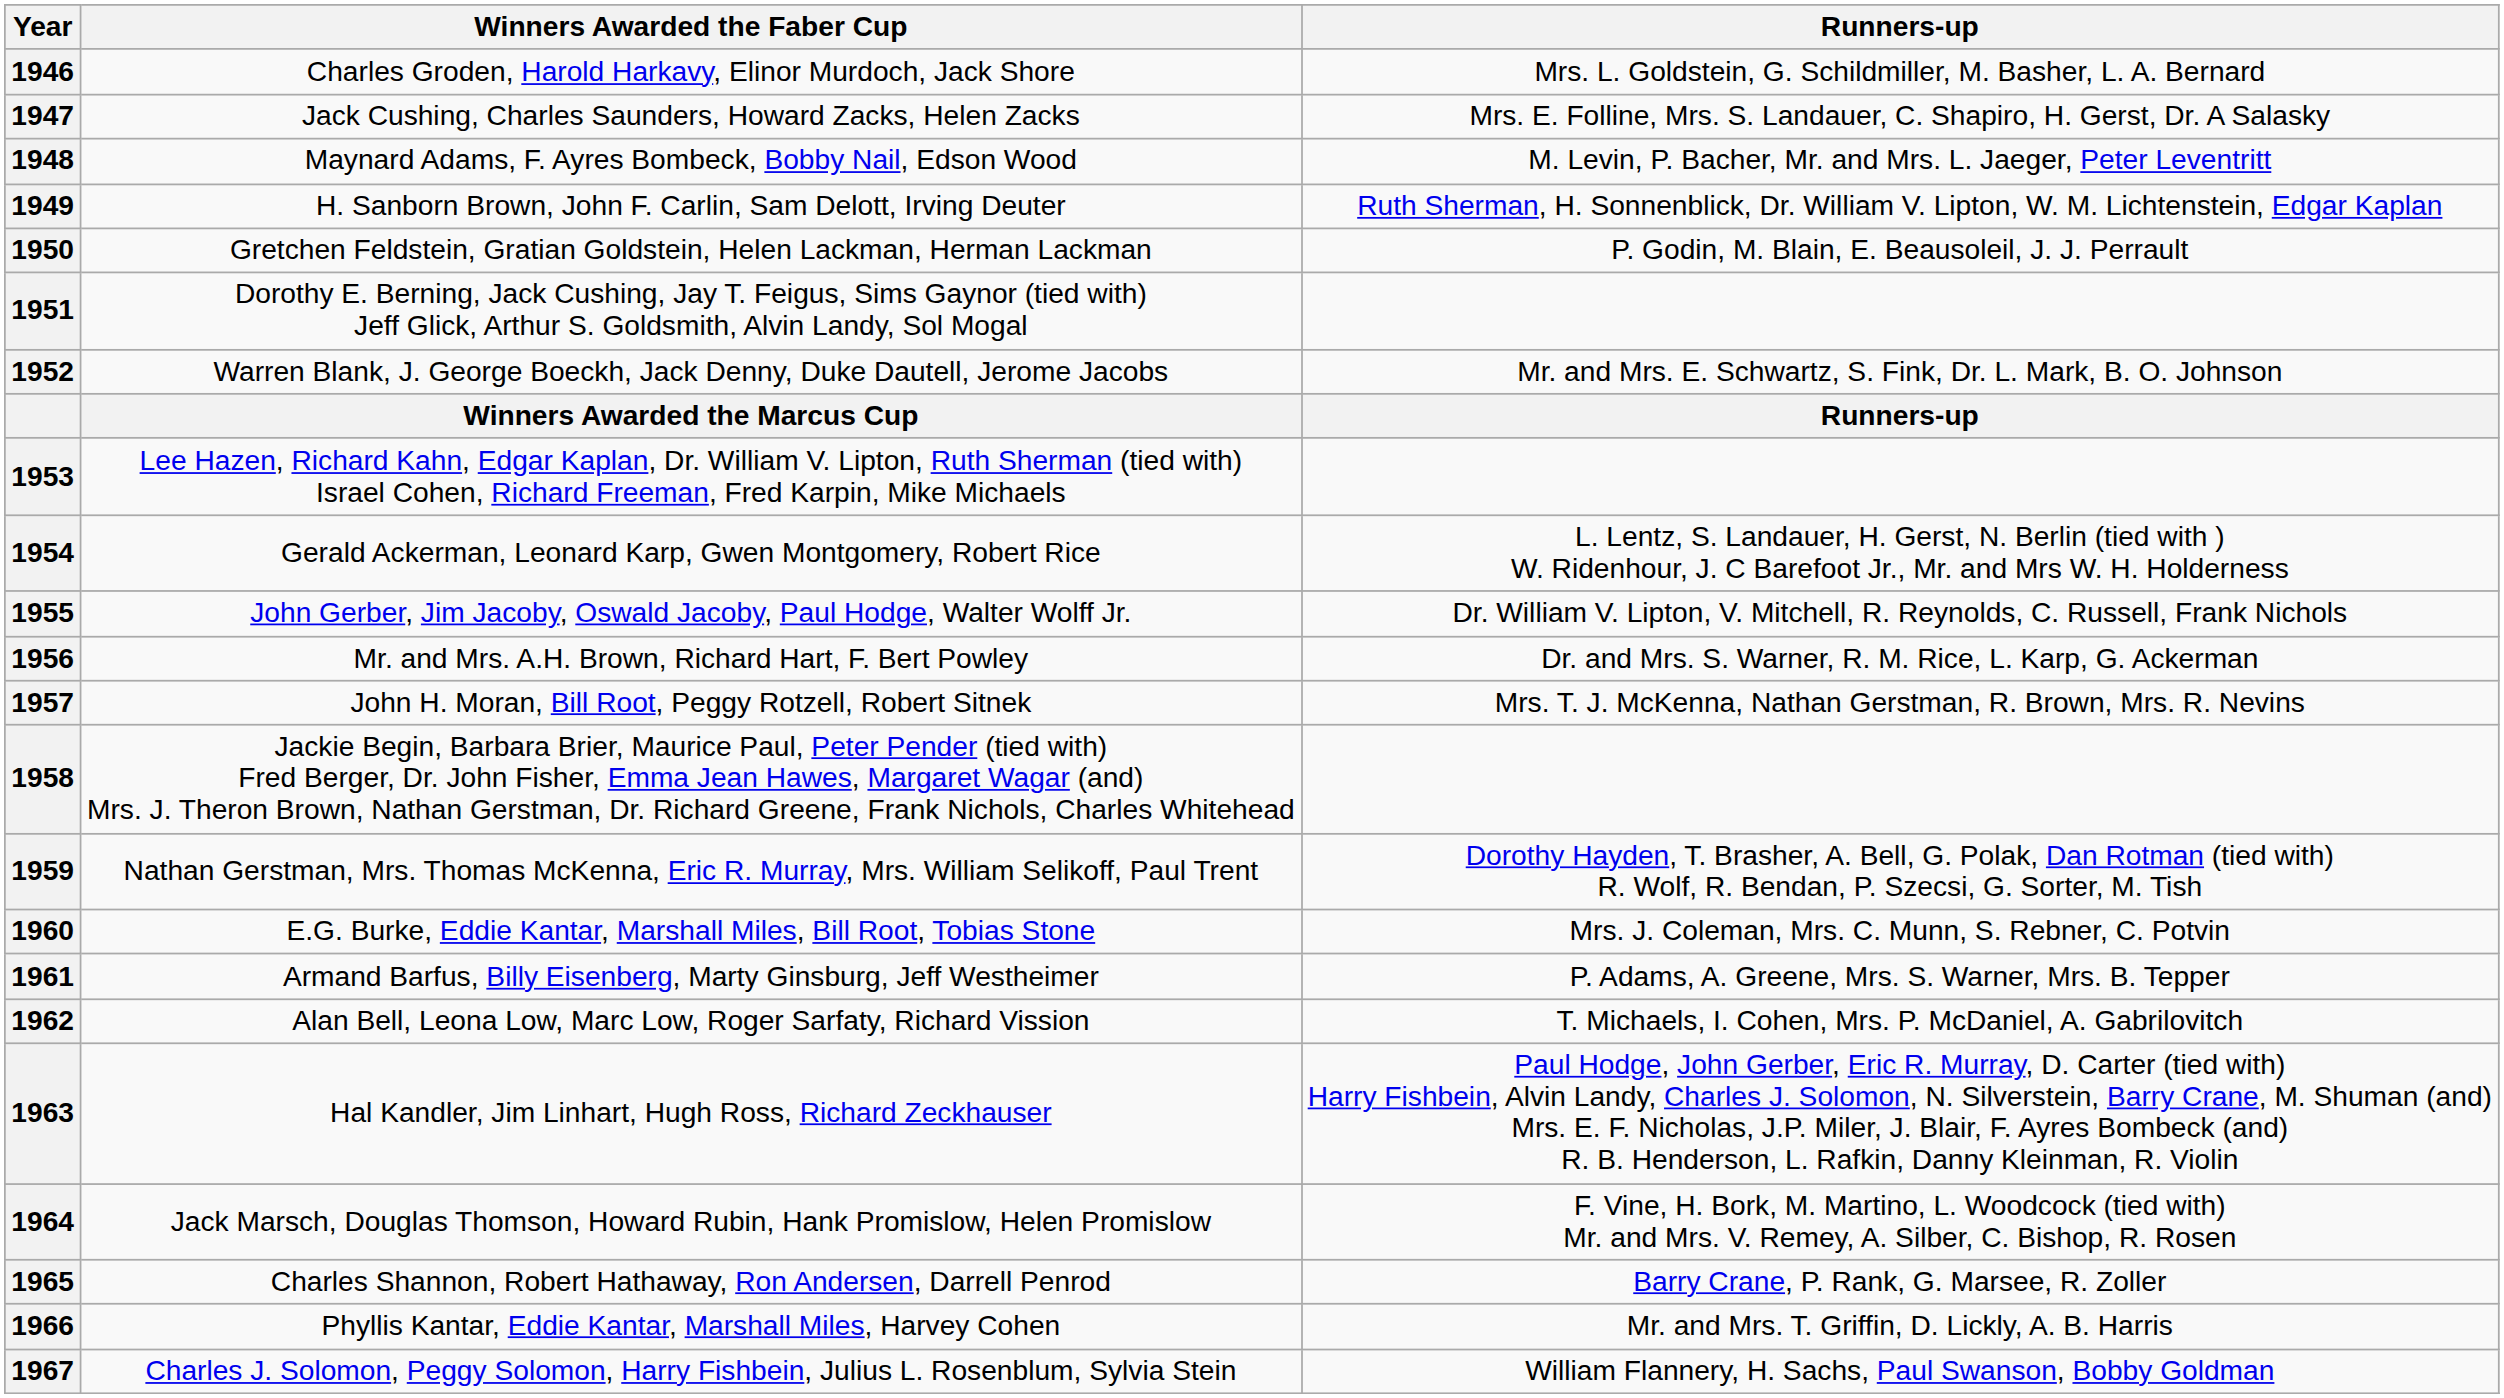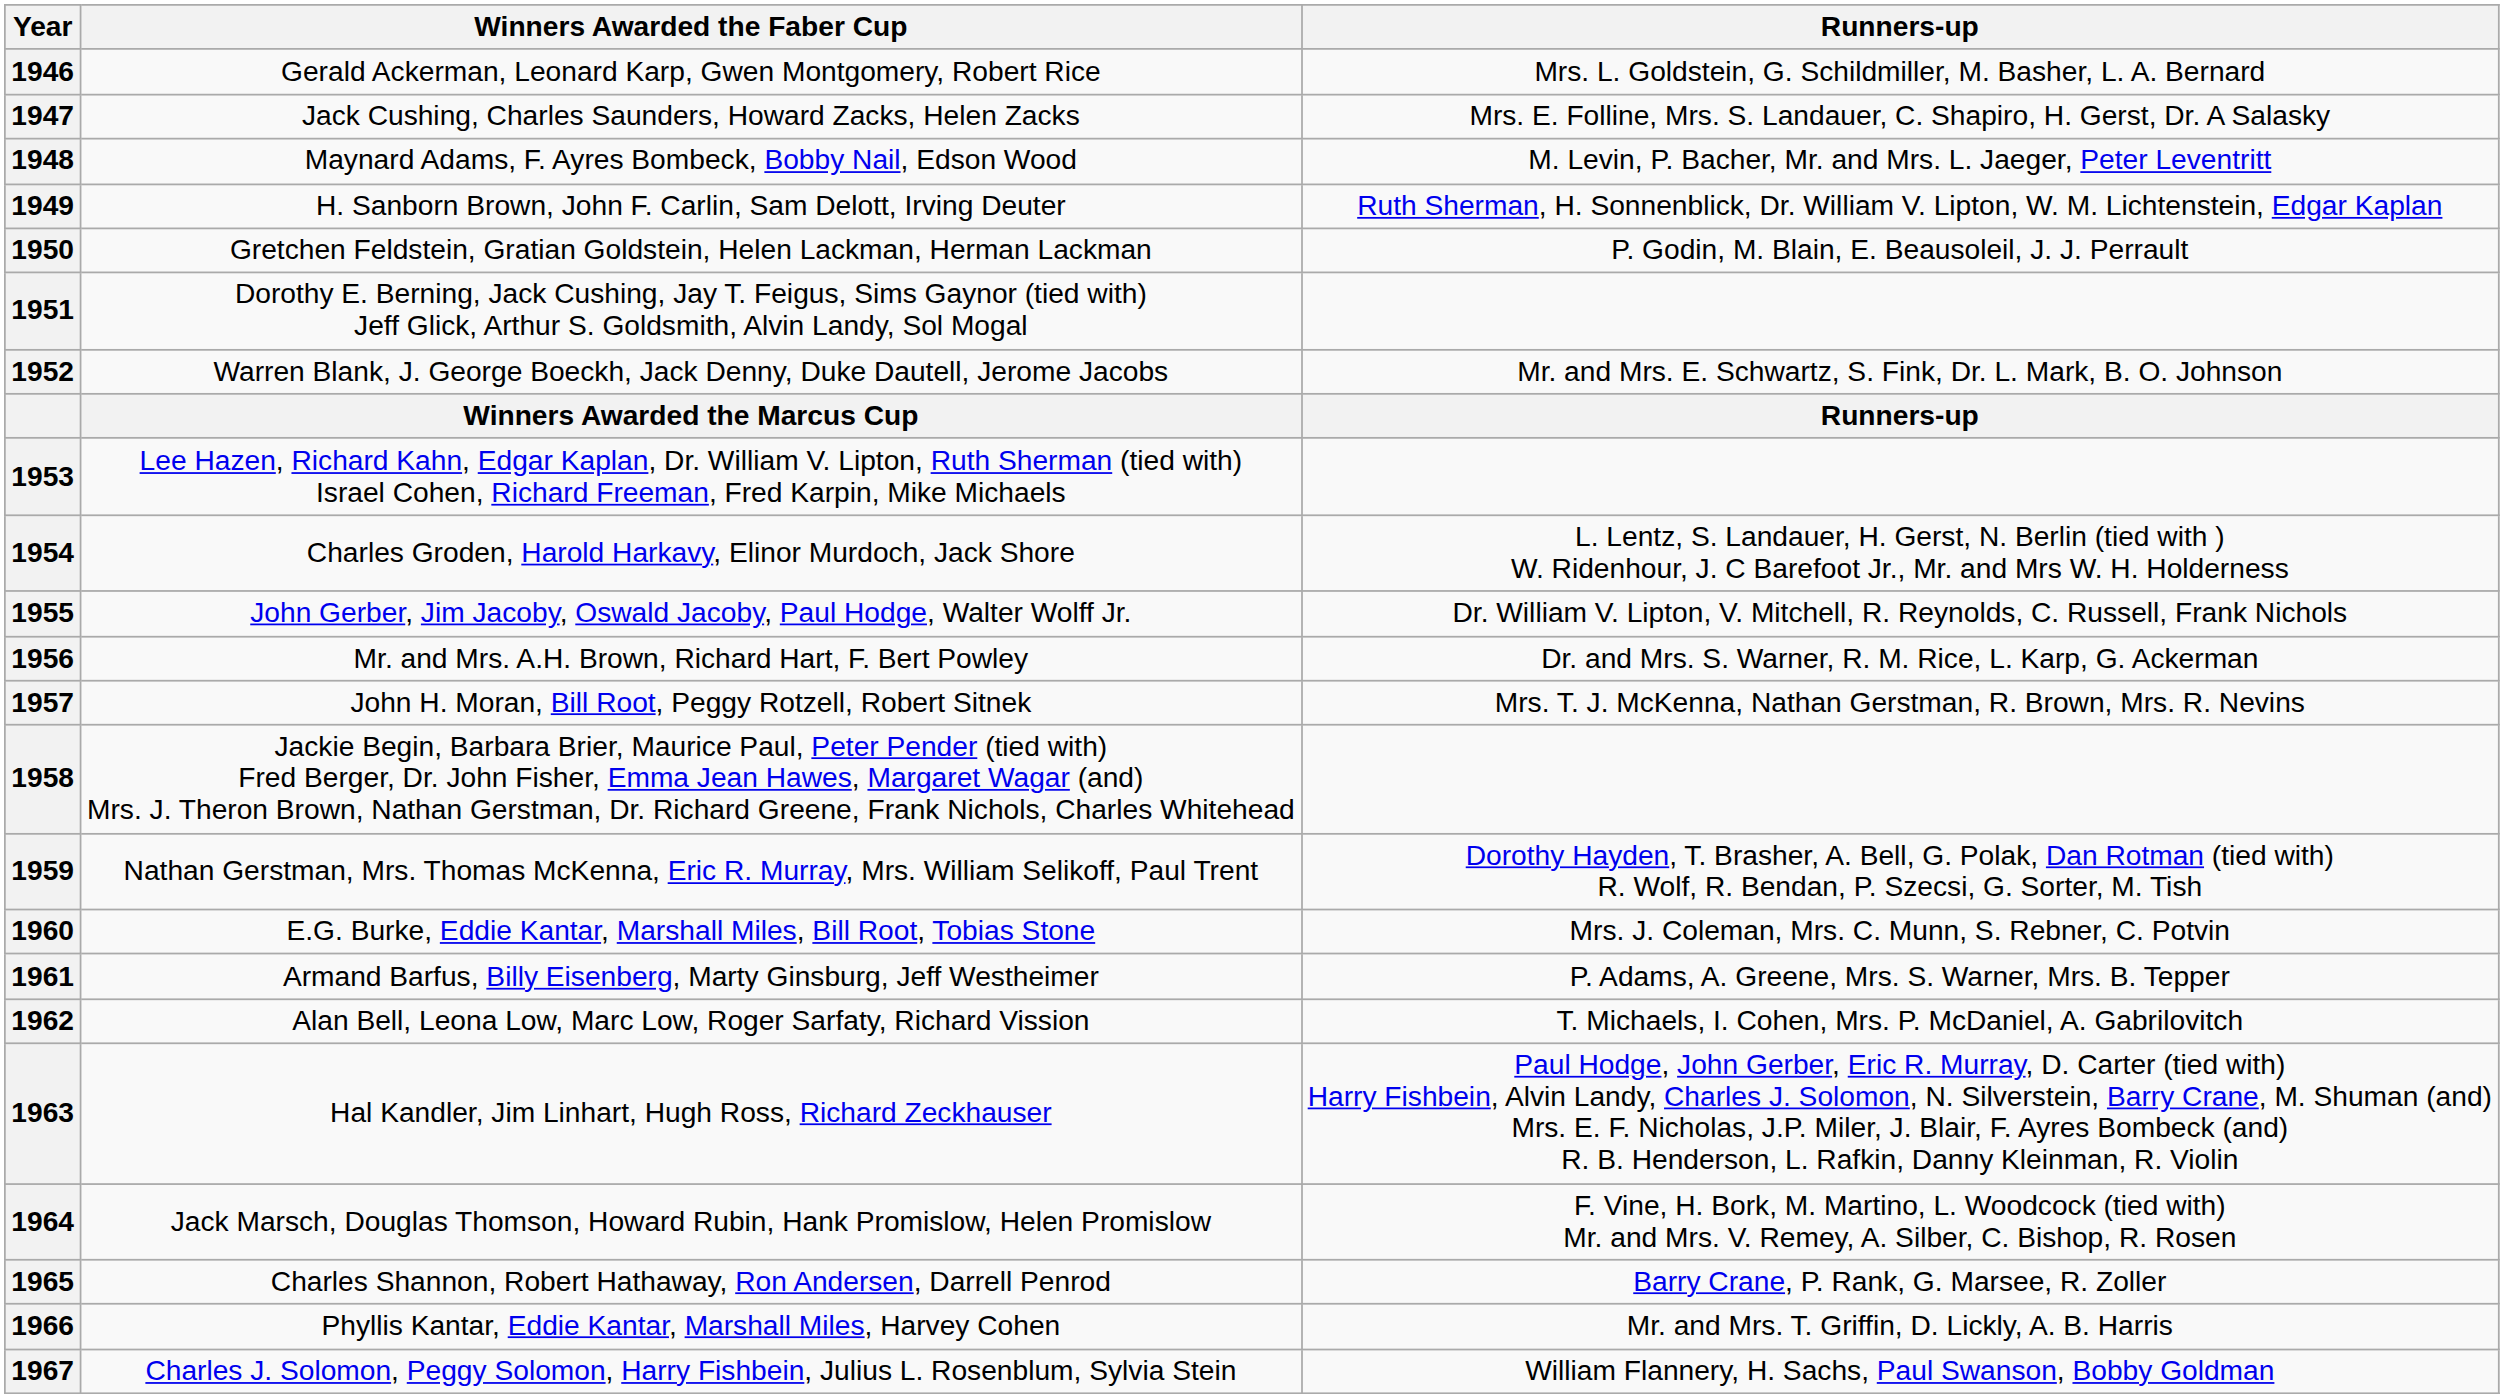(691, 71) Charles Groden, Harold Harkavy, Elinor Murdoch, Jack Shore -> (691, 71) Gerald Ackerman, Leonard Karp, Gwen Montgomery, Robert Rice
(691, 552) Gerald Ackerman, Leonard Karp, Gwen Montgomery, Robert Rice -> (691, 552) Charles Groden, Harold Harkavy, Elinor Murdoch, Jack Shore
